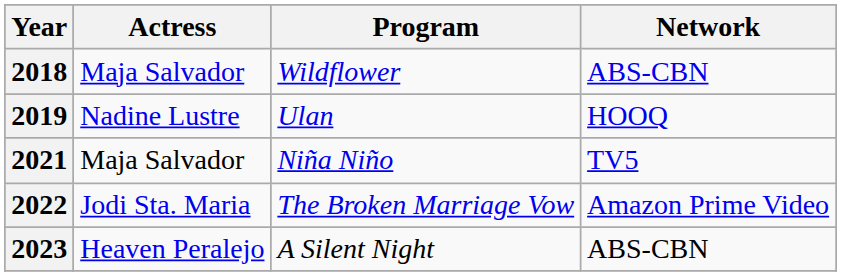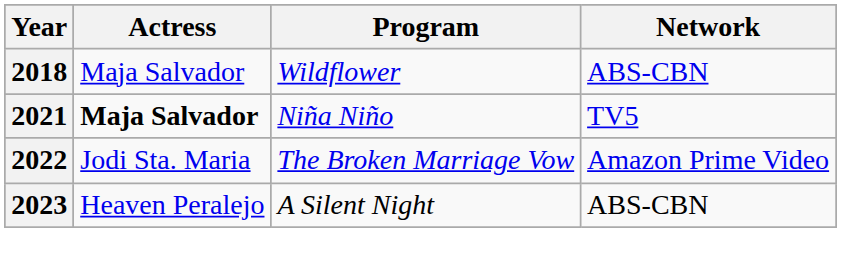- row: (39, 115)
(162, 159) normal -> (169, 115) bold
